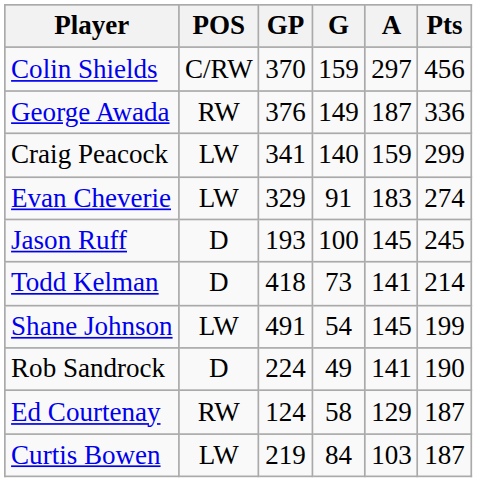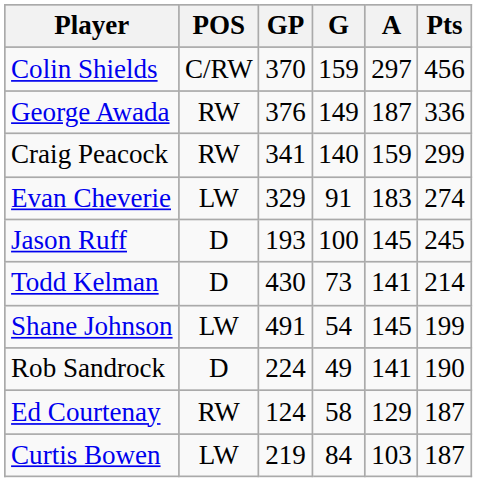(219, 154) LW -> (219, 154) RW
(285, 283) 418 -> (285, 283) 430
